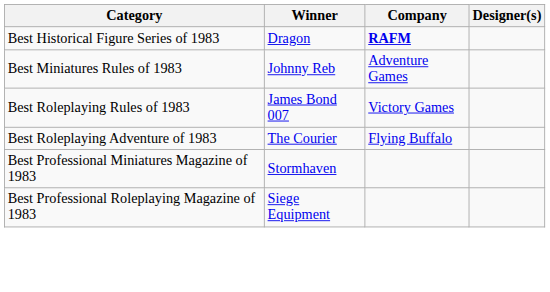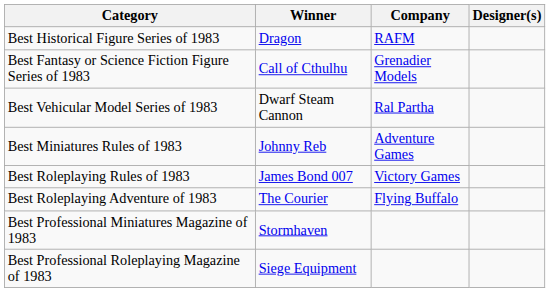(390, 38) bold -> (394, 38) normal
+ row: (118, 68)
+ row: (113, 107)
